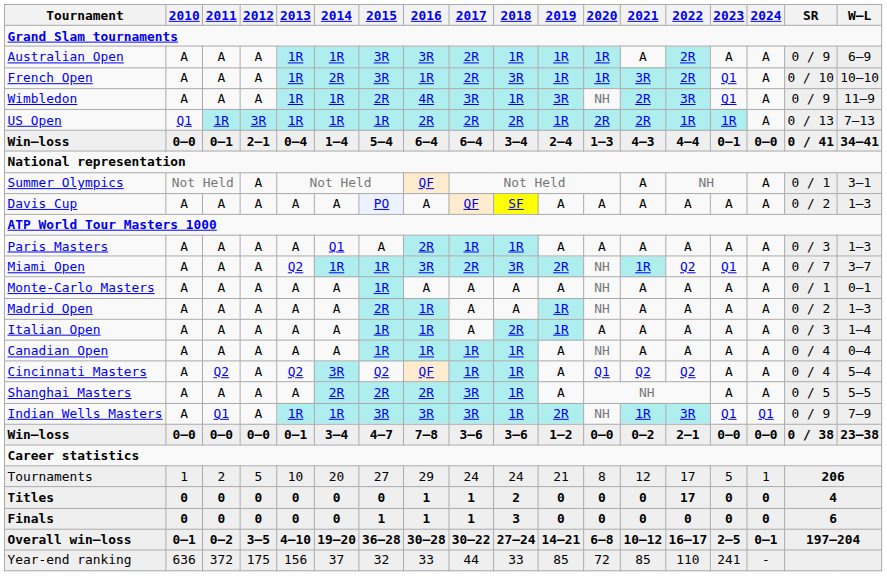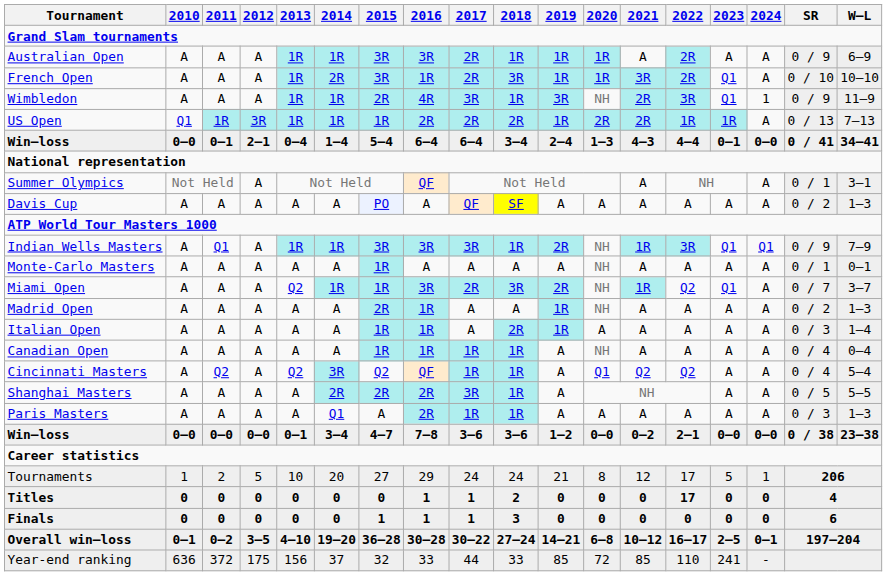(766, 99) A -> (766, 99) 1
rows swapped: (85, 414) <-> (58, 246)
rows swapped: (46, 267) <-> (81, 288)
